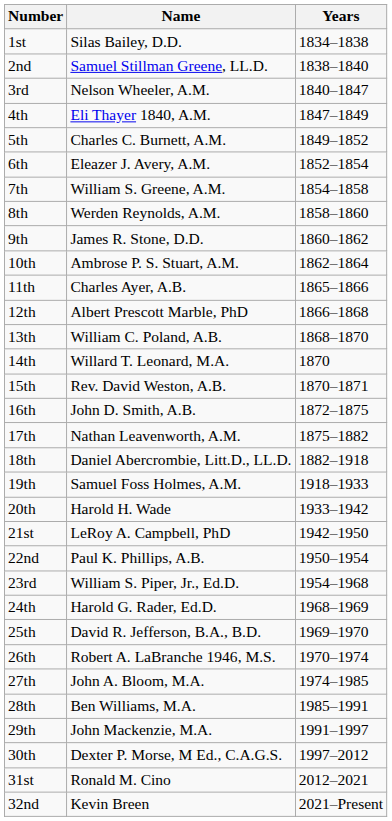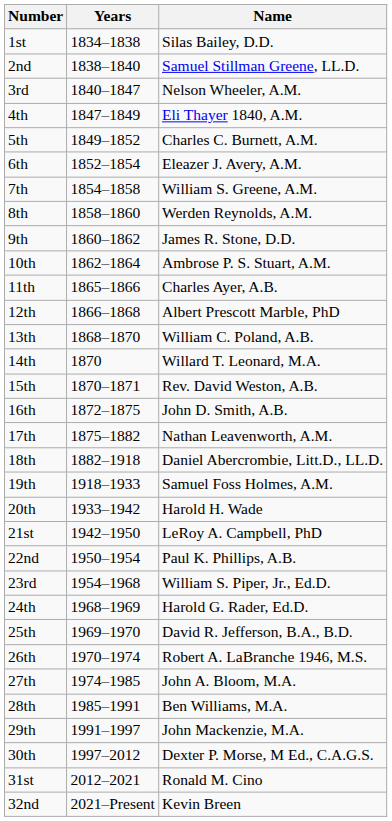columns swapped: (181, 16) <-> (341, 16)
